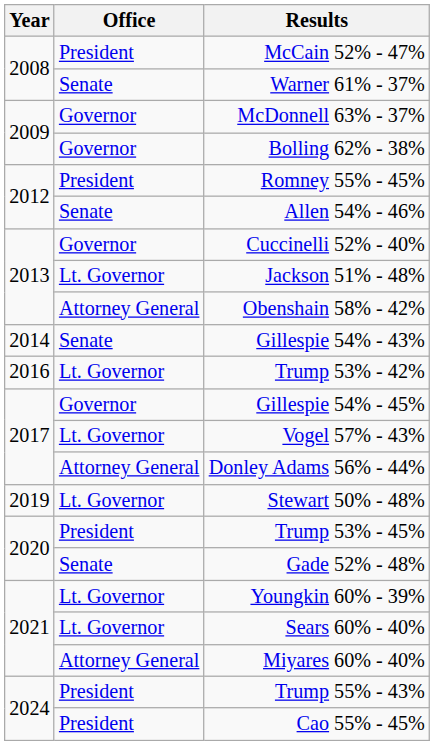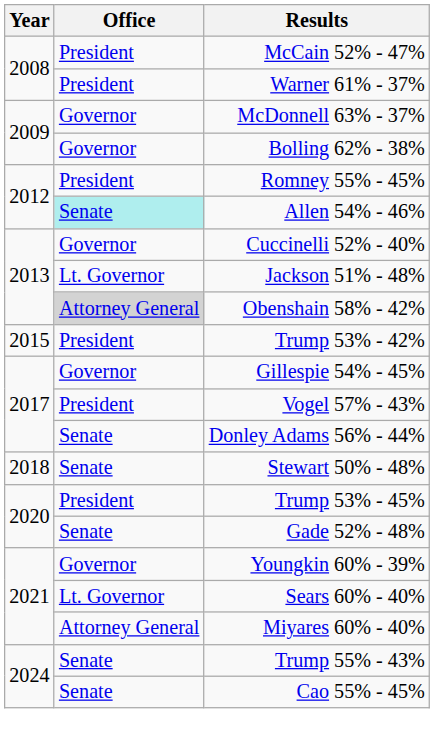(86, 84) Senate -> (96, 84) President
(86, 212) no background -> (86, 212) paleturquoise background
(129, 308) no background -> (129, 308) lightgrey background
- row: (341, 340)
(29, 372) 2016 -> (29, 340) 2015
(112, 372) Lt. Governor -> (96, 340) President
(112, 436) Lt. Governor -> (96, 404) President
(129, 468) Attorney General -> (86, 436) Senate
(29, 500) 2019 -> (29, 468) 2018
(112, 500) Lt. Governor -> (86, 468) Senate
(112, 595) Lt. Governor -> (98, 564) Governor
(96, 691) President -> (86, 659) Senate
(96, 723) President -> (86, 691) Senate
